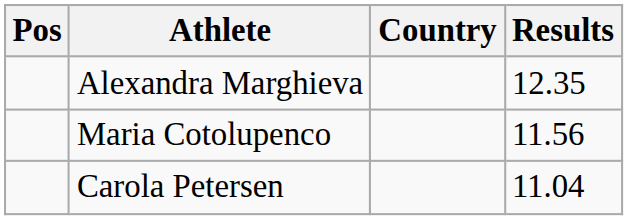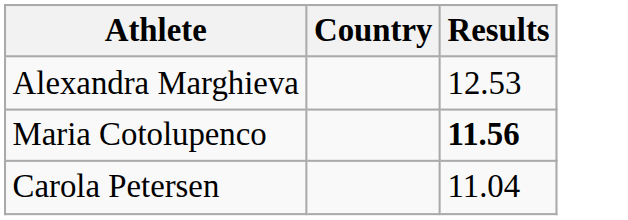- column: (37, 30)
(549, 82) 12.35 -> (484, 82) 12.53
(548, 134) normal -> (484, 134) bold
